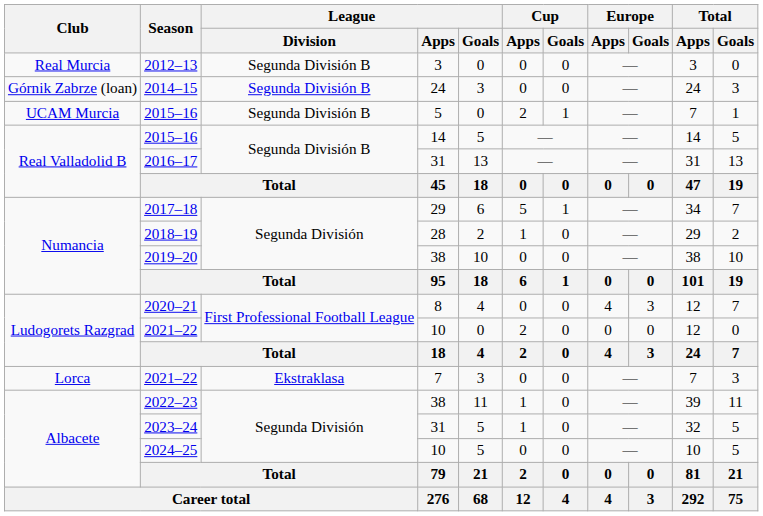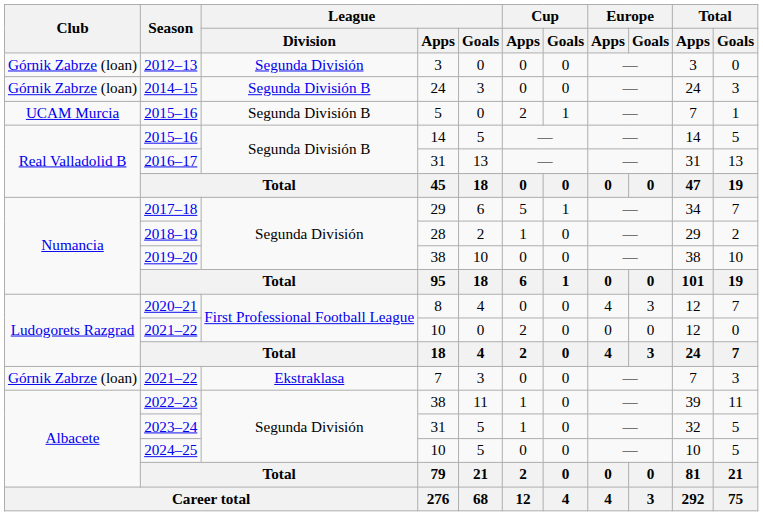(73, 64) Real Murcia -> (73, 64) Górnik Zabrze (loan)
(309, 64) Segunda División B -> (309, 64) Segunda División
(73, 378) Lorca -> (73, 378) Górnik Zabrze (loan)
